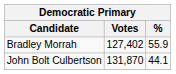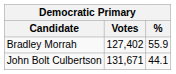(125, 61) 131,870 -> (125, 61) 131,671
